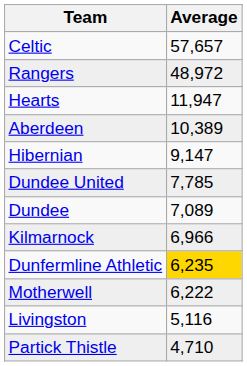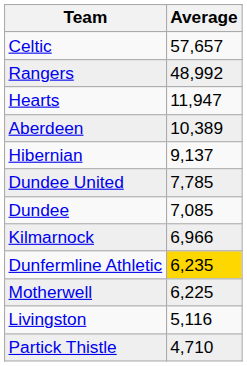(197, 73) 48,972 -> (197, 73) 48,992
(192, 155) 9,147 -> (192, 155) 9,137
(192, 210) 7,089 -> (192, 210) 7,085
(192, 292) 6,222 -> (192, 292) 6,225
